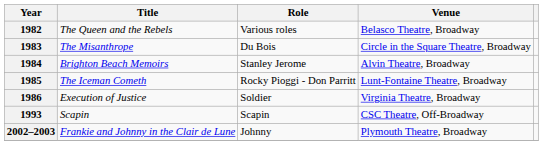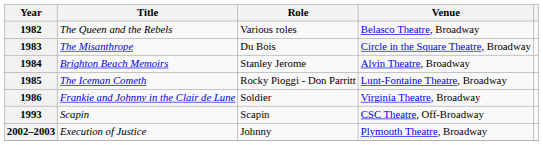(103, 98) Execution of Justice -> (148, 98) Frankie and Johnny in the Clair de Lune
(148, 132) Frankie and Johnny in the Clair de Lune -> (103, 132) Execution of Justice
